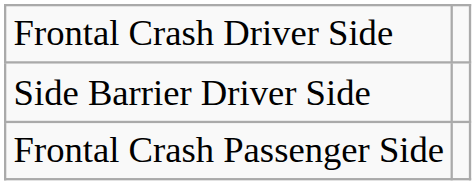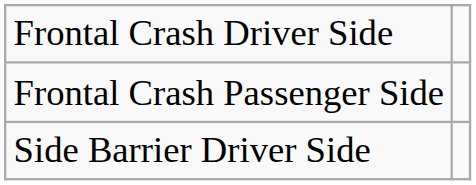rows swapped: (229, 149) <-> (192, 91)
